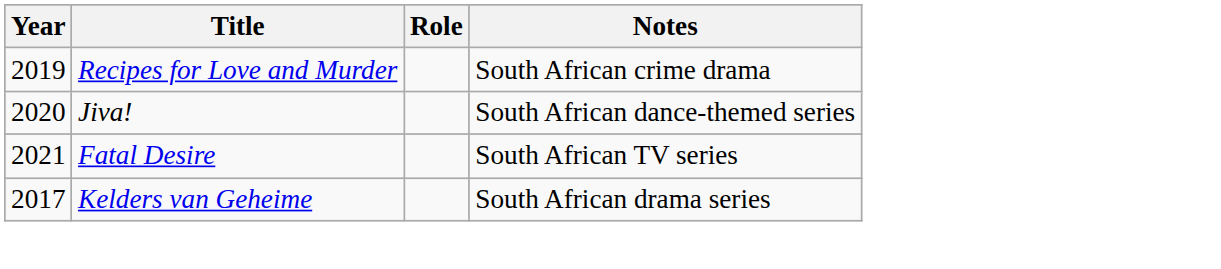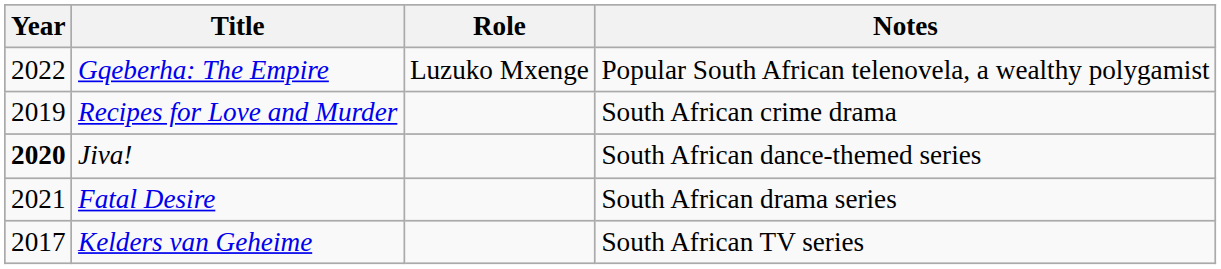+ row: (203, 69)
(38, 112) normal -> (38, 155) bold
(607, 155) South African TV series -> (749, 198) South African drama series
(623, 198) South African drama series -> (733, 241) South African TV series
